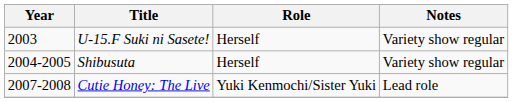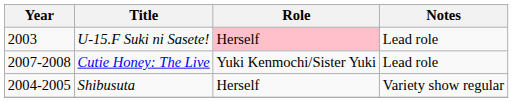(238, 39) no background -> (238, 39) pink background
(444, 39) Variety show regular -> (411, 39) Lead role
rows swapped: (106, 62) <-> (144, 85)
